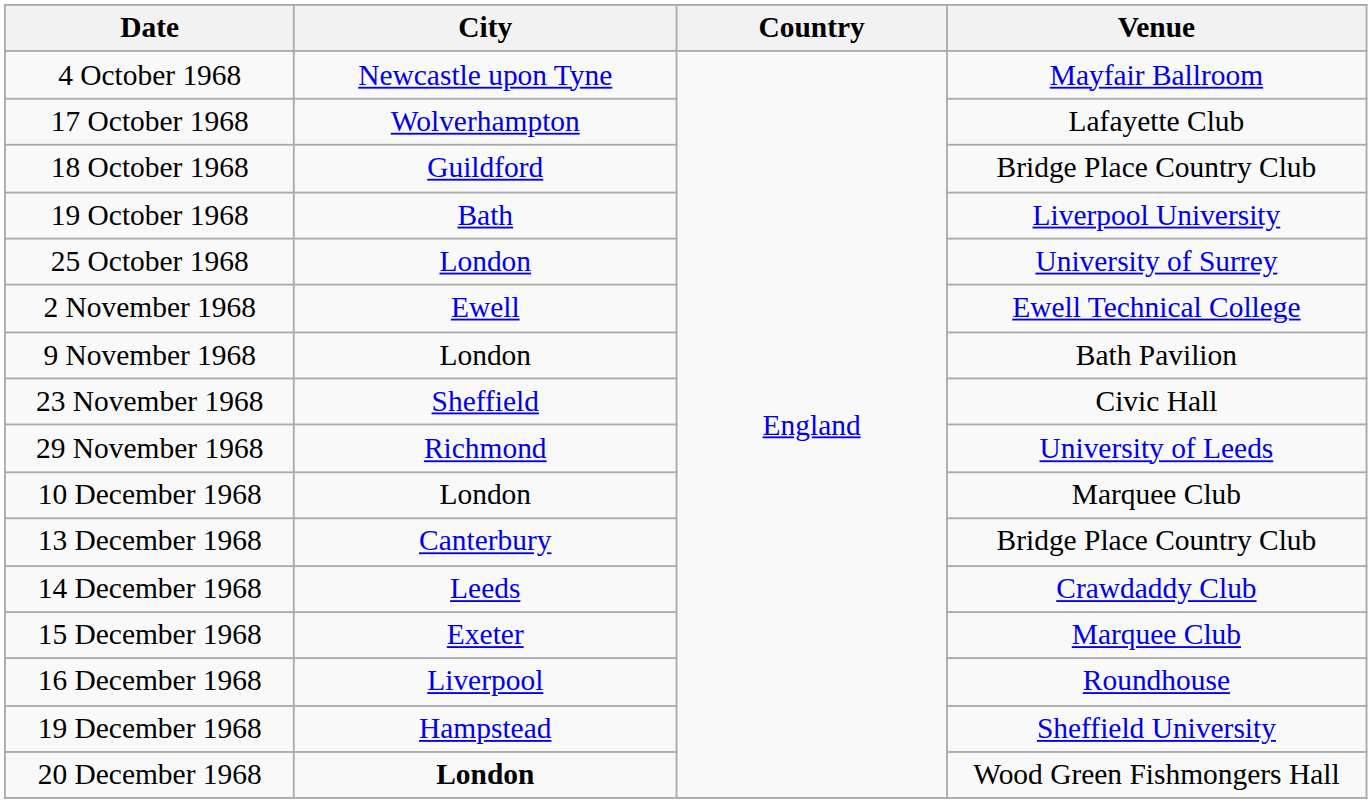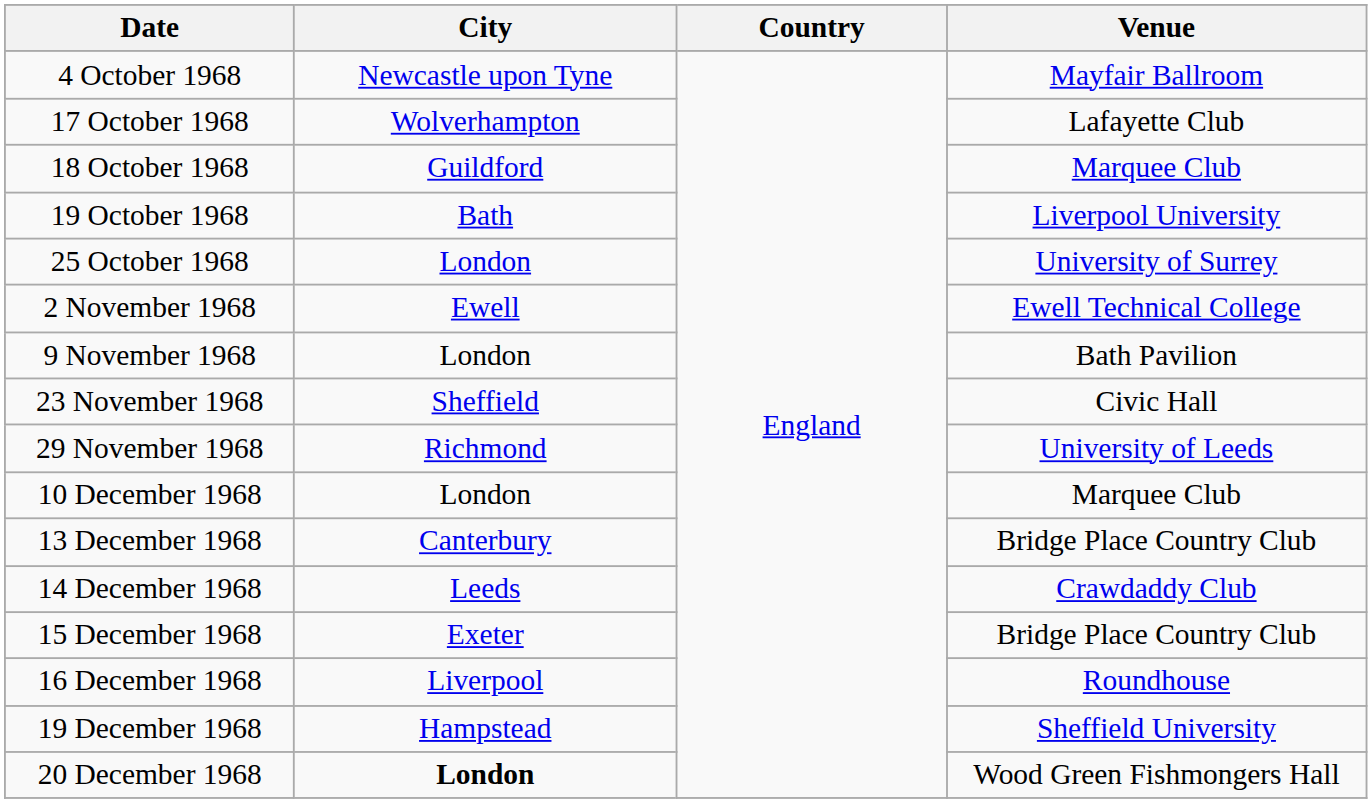(1156, 167) Bridge Place Country Club -> (1156, 167) Marquee Club
(1156, 634) Marquee Club -> (1156, 634) Bridge Place Country Club
